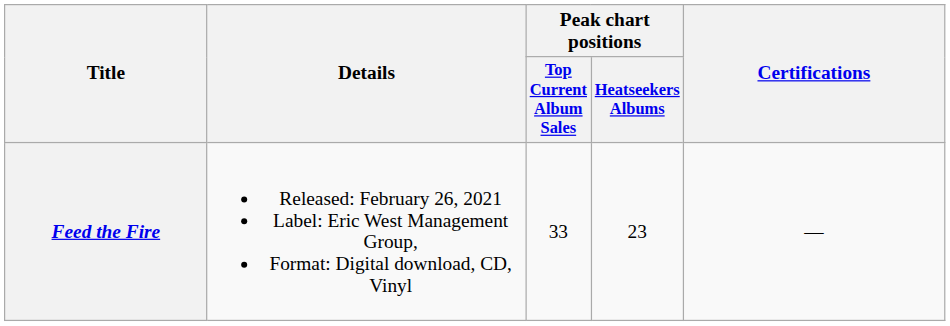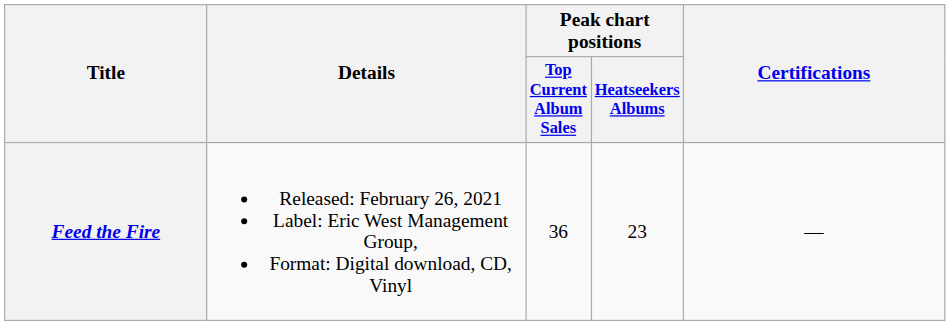(558, 231) 33 -> (558, 231) 36
